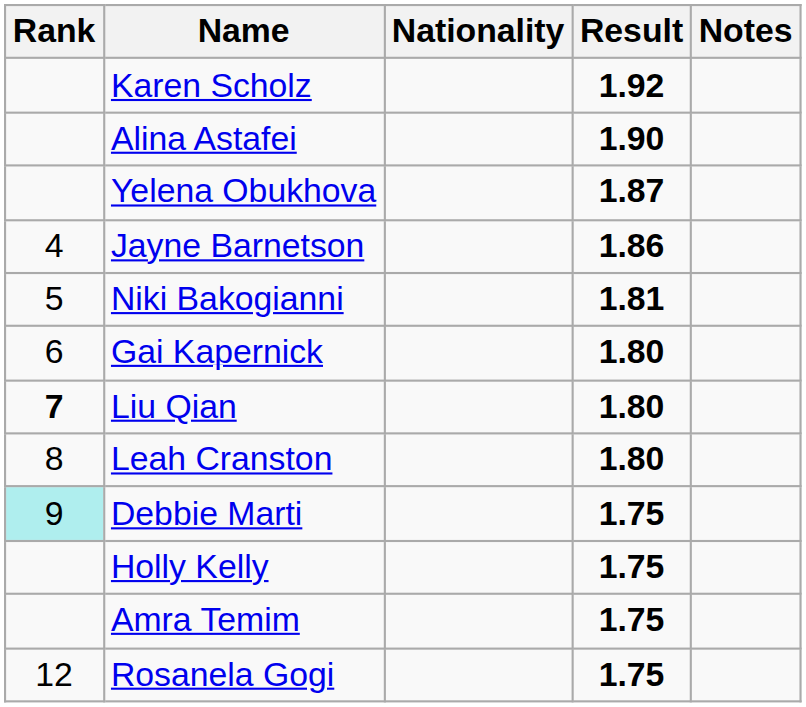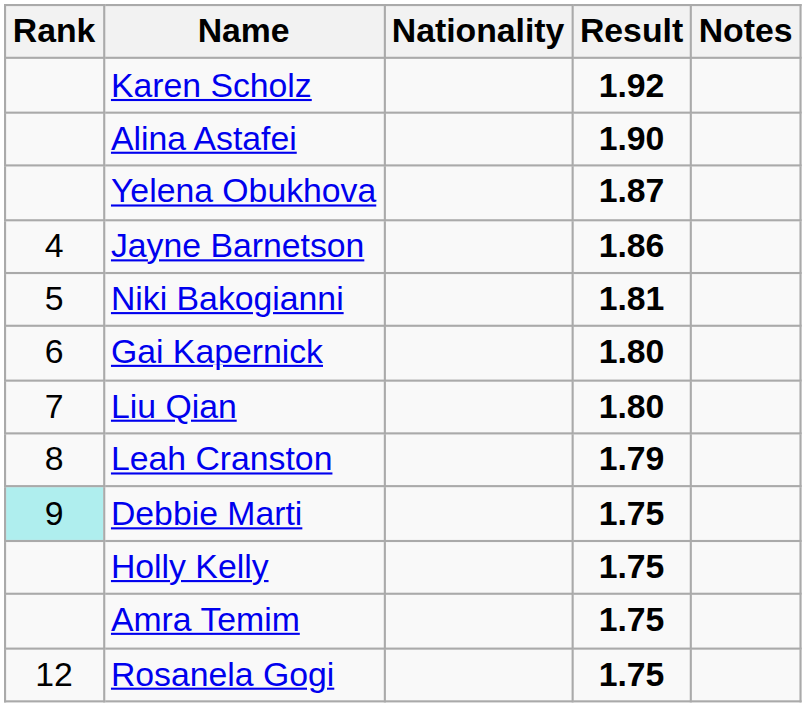(54, 406) bold -> (54, 406) normal
(632, 459) 1.80 -> (632, 459) 1.79
